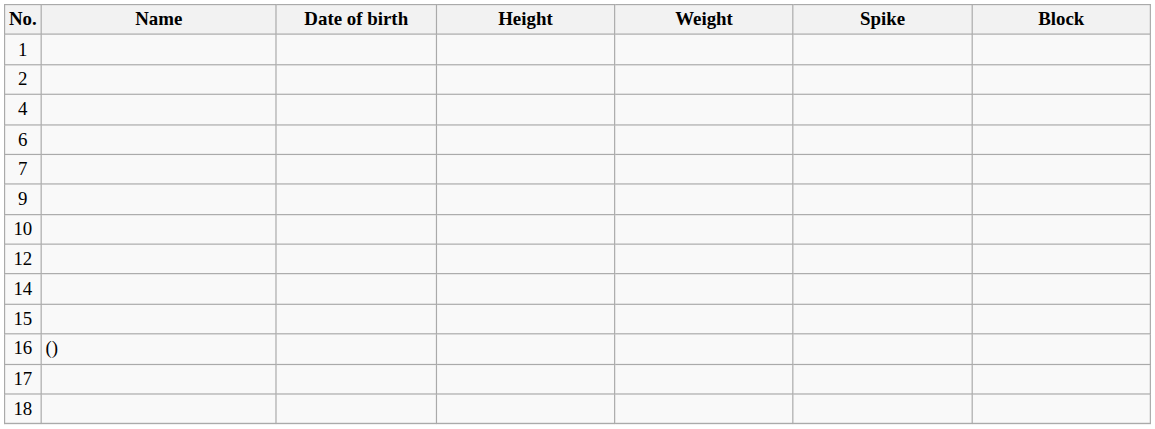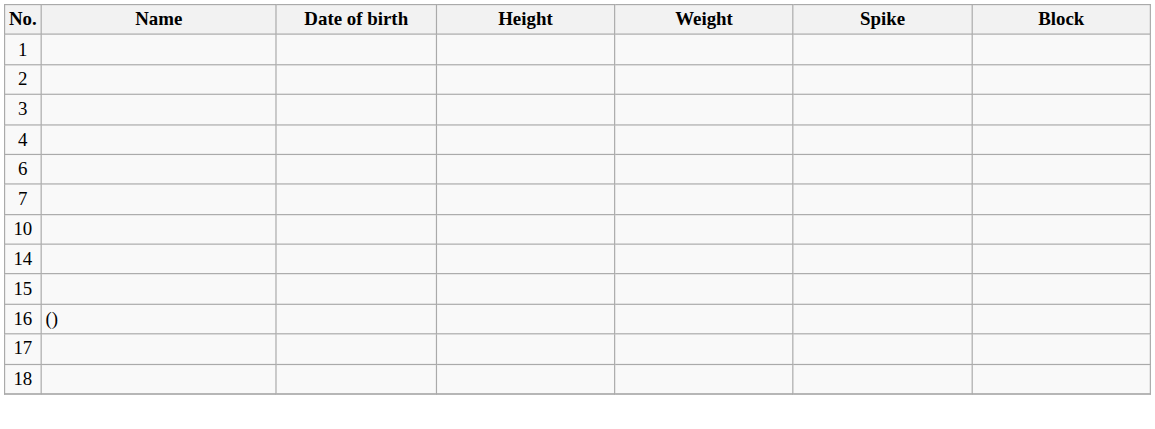+ row: (23, 109)
- row: (23, 199)
- row: (23, 259)
